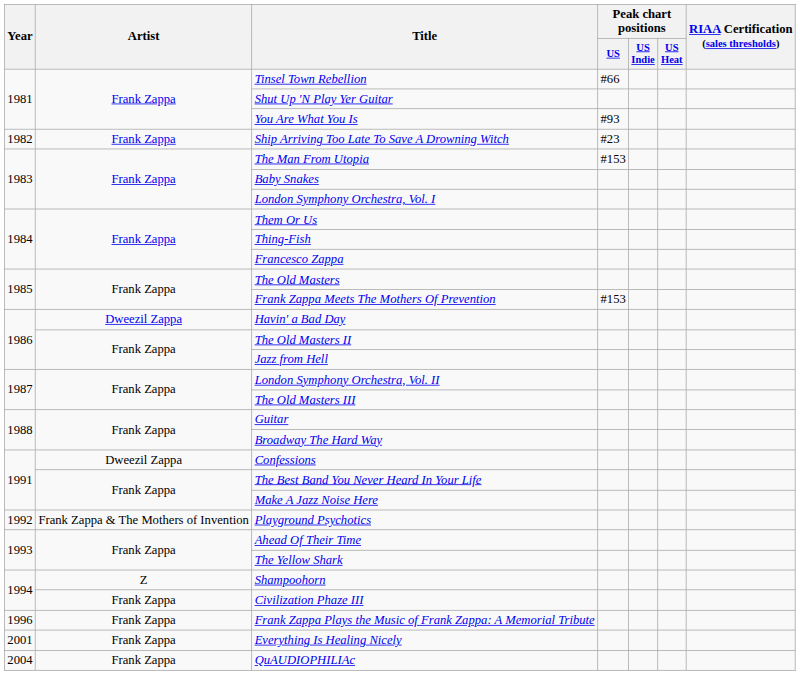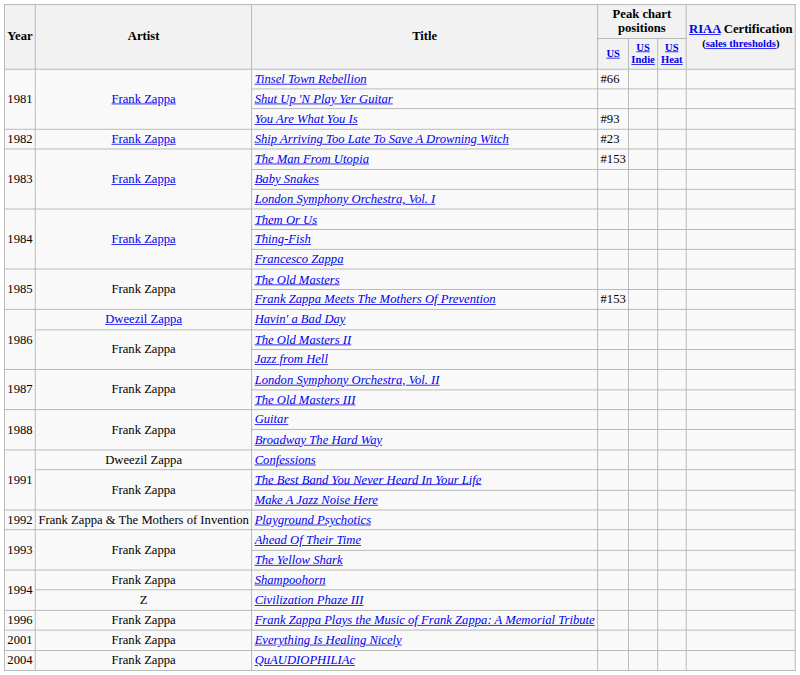(144, 580) Z -> (144, 580) Frank Zappa
(144, 600) Frank Zappa -> (144, 600) Z
